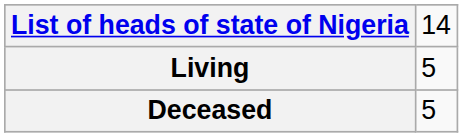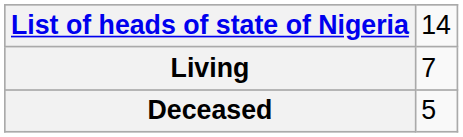(429, 68) 5 -> (429, 68) 7
